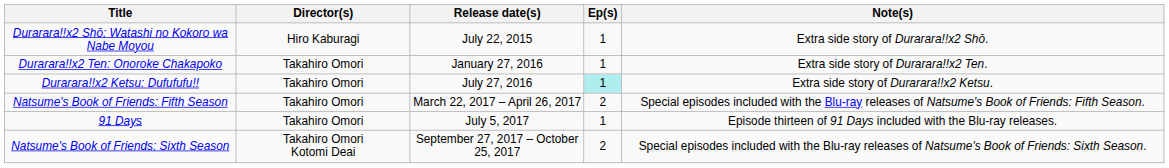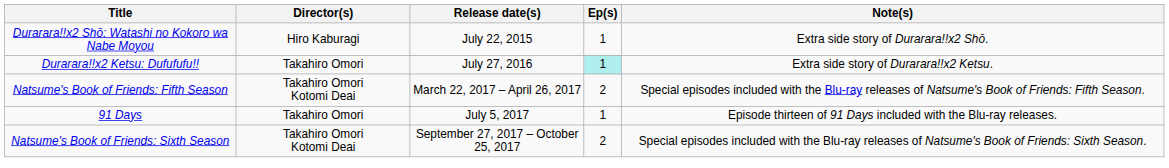- row: (120, 64)
(323, 102) Takahiro Omori -> (323, 90) Takahiro Omori Kotomi Deai
